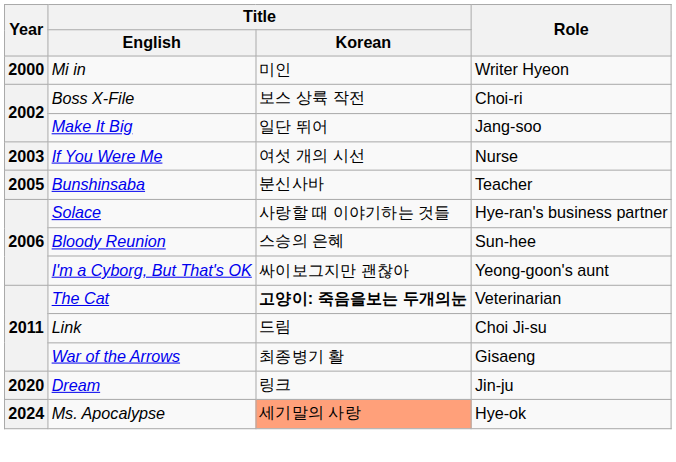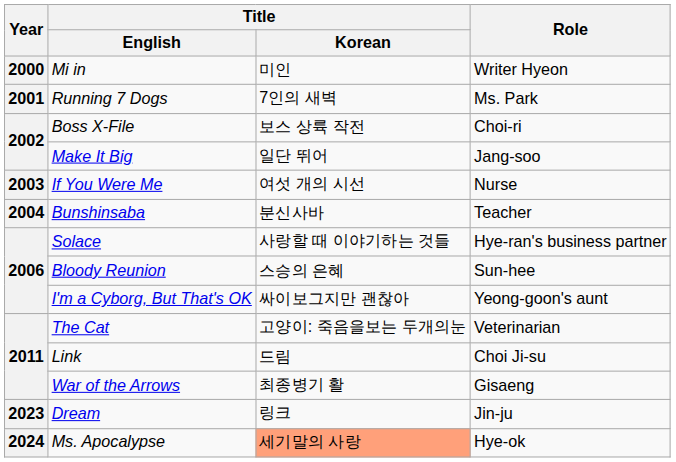+ row: (110, 98)
(26, 184) 2005 -> (26, 213) 2004
(363, 298) bold -> (363, 327) normal
(26, 385) 2020 -> (26, 413) 2023
